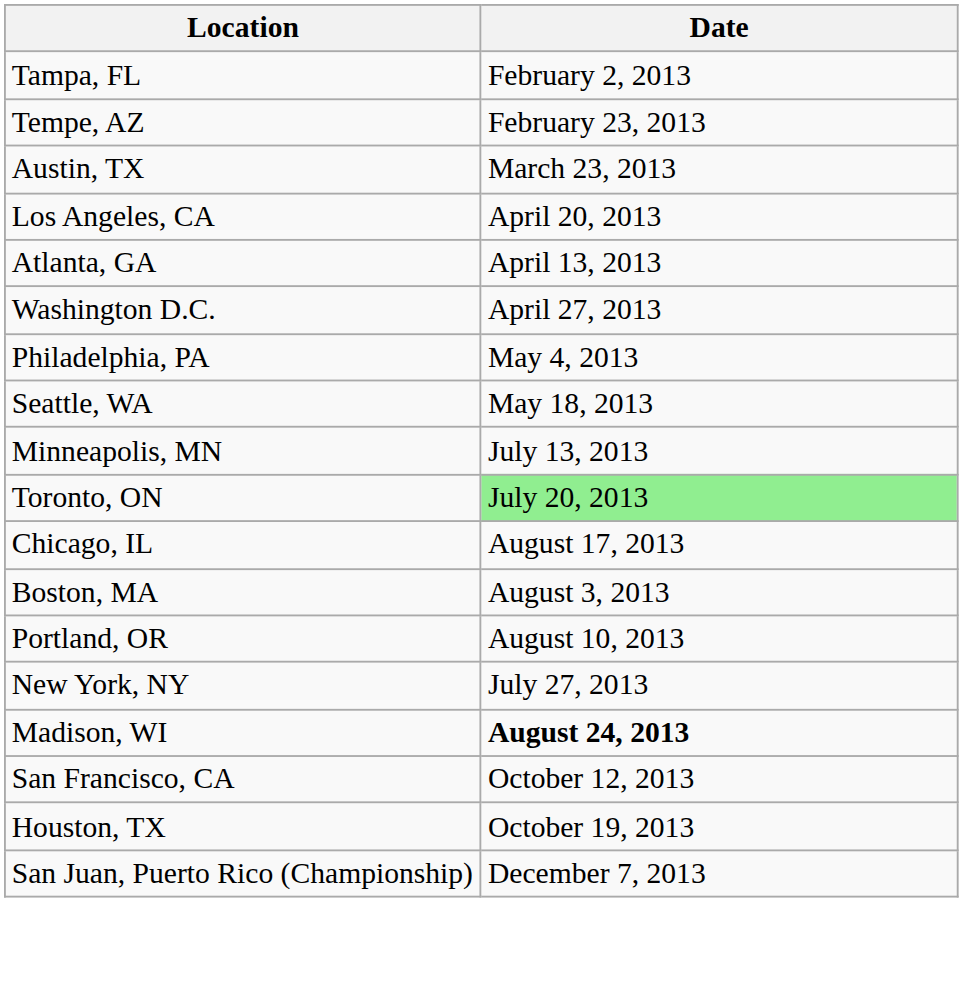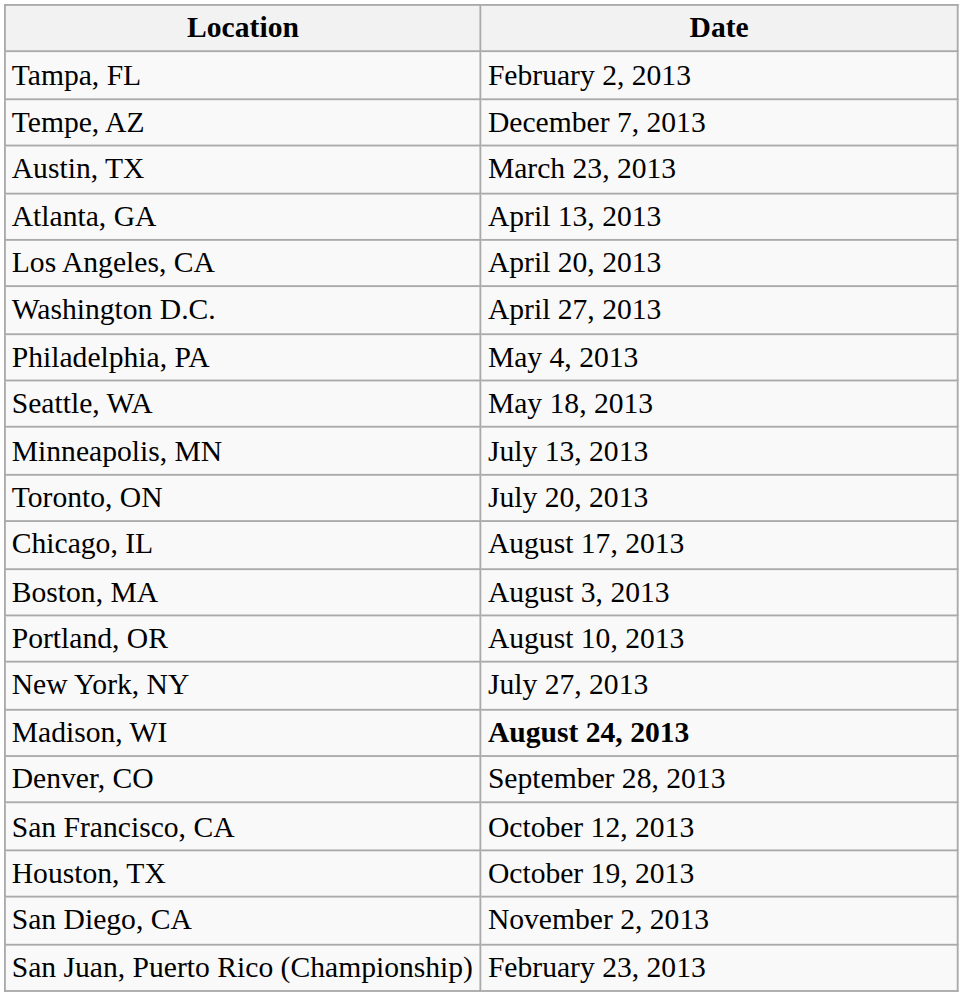(597, 121) February 23, 2013 -> (597, 121) December 7, 2013
rows swapped: (84, 262) <-> (113, 215)
(568, 497) lightgreen background -> (568, 497) no background
+ row: (83, 779)
+ row: (102, 919)
(597, 872) December 7, 2013 -> (597, 966) February 23, 2013
